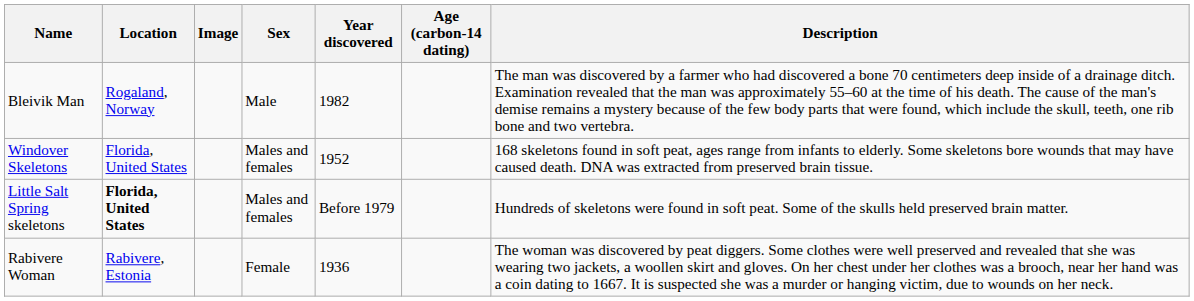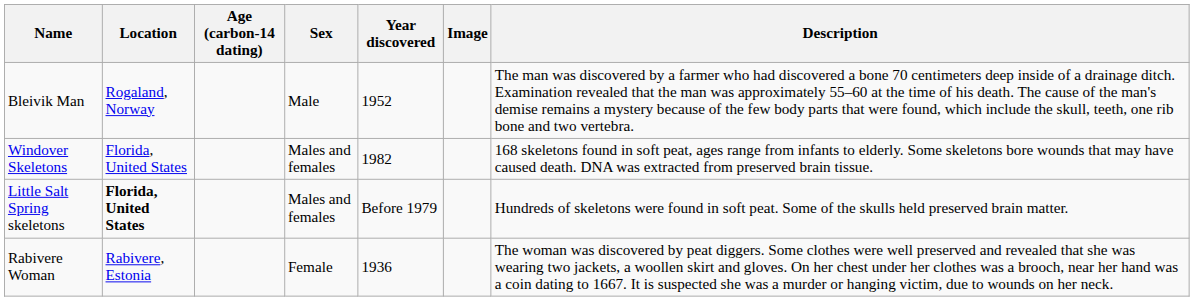columns swapped: (446, 33) <-> (218, 33)
(334, 100) 1982 -> (377, 100) 1952
(334, 158) 1952 -> (377, 158) 1982
